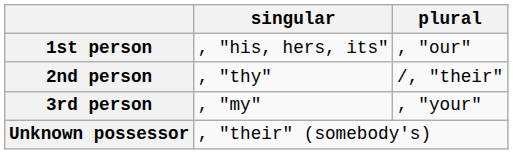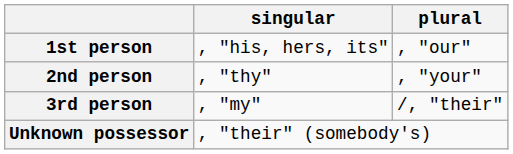(450, 77) /, "their" -> (440, 77) , "your"
(440, 106) , "your" -> (450, 106) /, "their"
